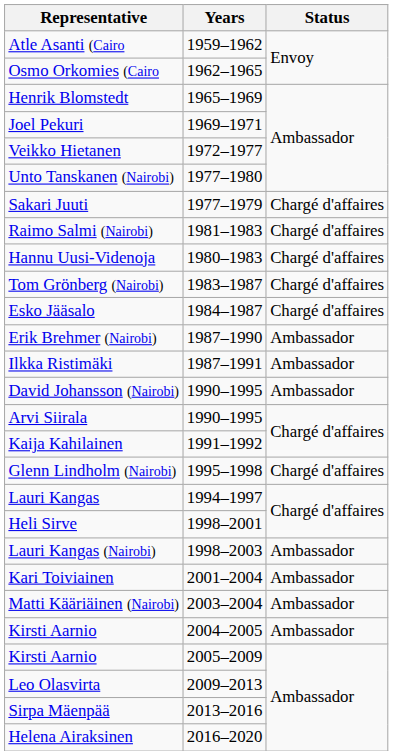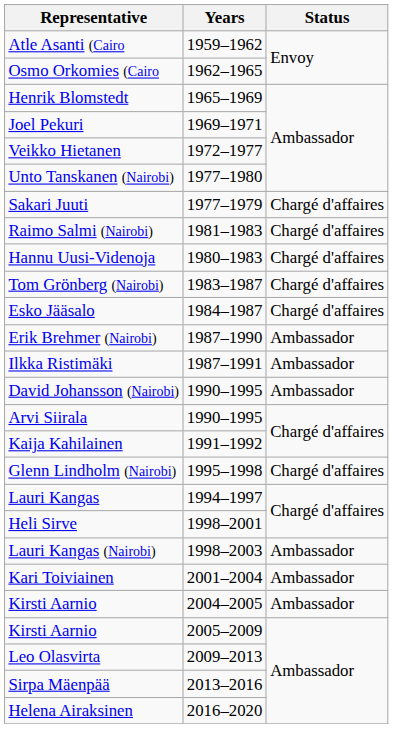- row: (94, 603)
